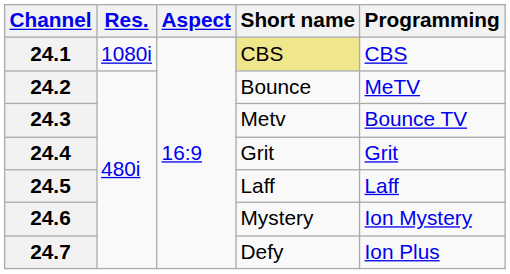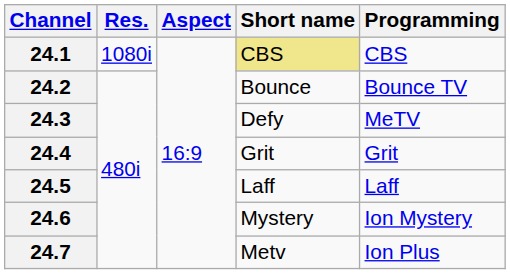(392, 86) MeTV -> (416, 86) Bounce TV
(263, 119) Metv -> (262, 119) Defy
(416, 119) Bounce TV -> (392, 119) MeTV
(262, 251) Defy -> (263, 251) Metv
